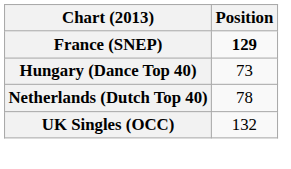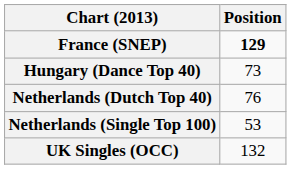(244, 97) 78 -> (253, 97) 76
+ row: (112, 124)
